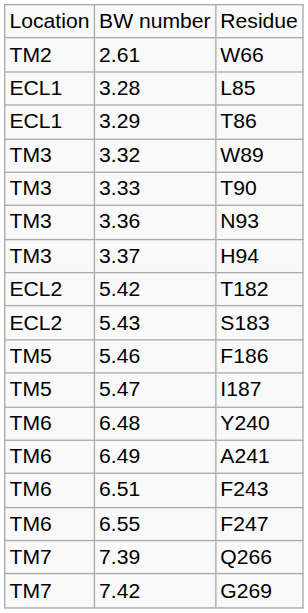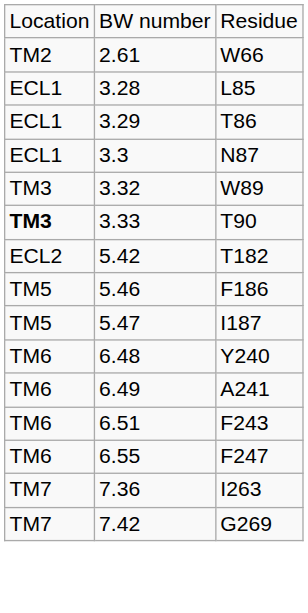+ row: (114, 155)
(31, 188) normal -> (31, 222) bold
- row: (120, 222)
- row: (120, 255)
- row: (120, 322)
+ row: (120, 490)
- row: (120, 557)
